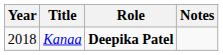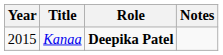(22, 38) 2018 -> (22, 38) 2015
